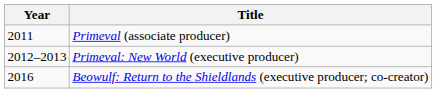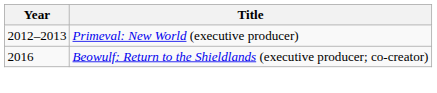- row: (151, 35)
